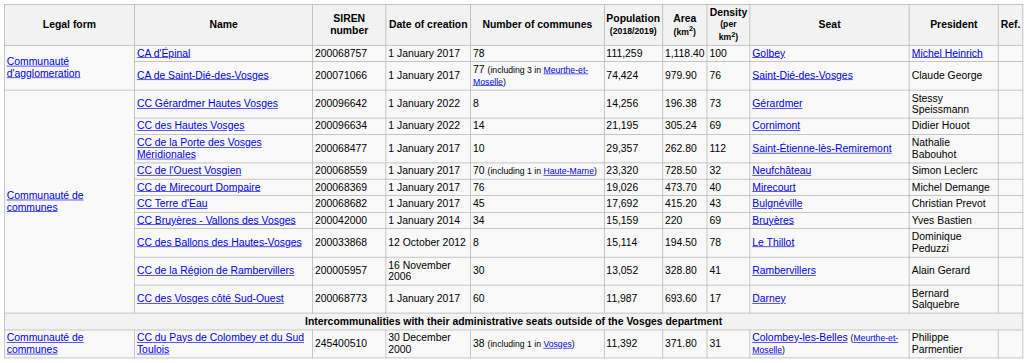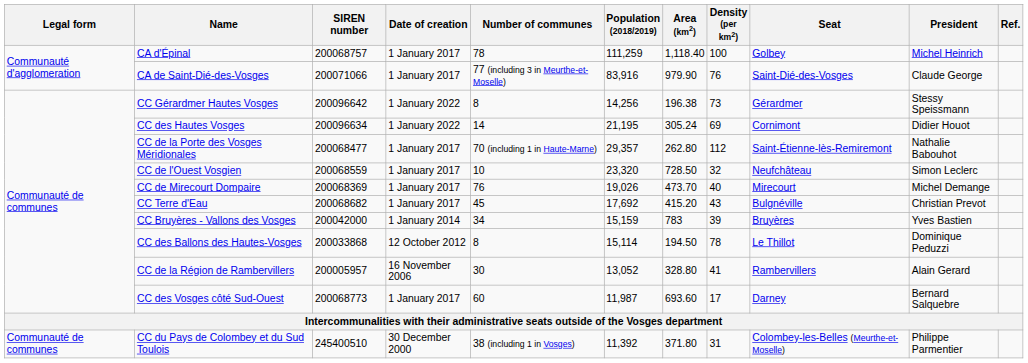(622, 75) 74,424 -> (622, 75) 83,916
(479, 148) 10 -> (535, 148) 70 (including 1 in Haute-Marne)
(535, 171) 70 (including 1 in Haute-Marne) -> (479, 171) 10
(674, 220) 220 -> (674, 220) 783
(715, 220) 69 -> (715, 220) 39
